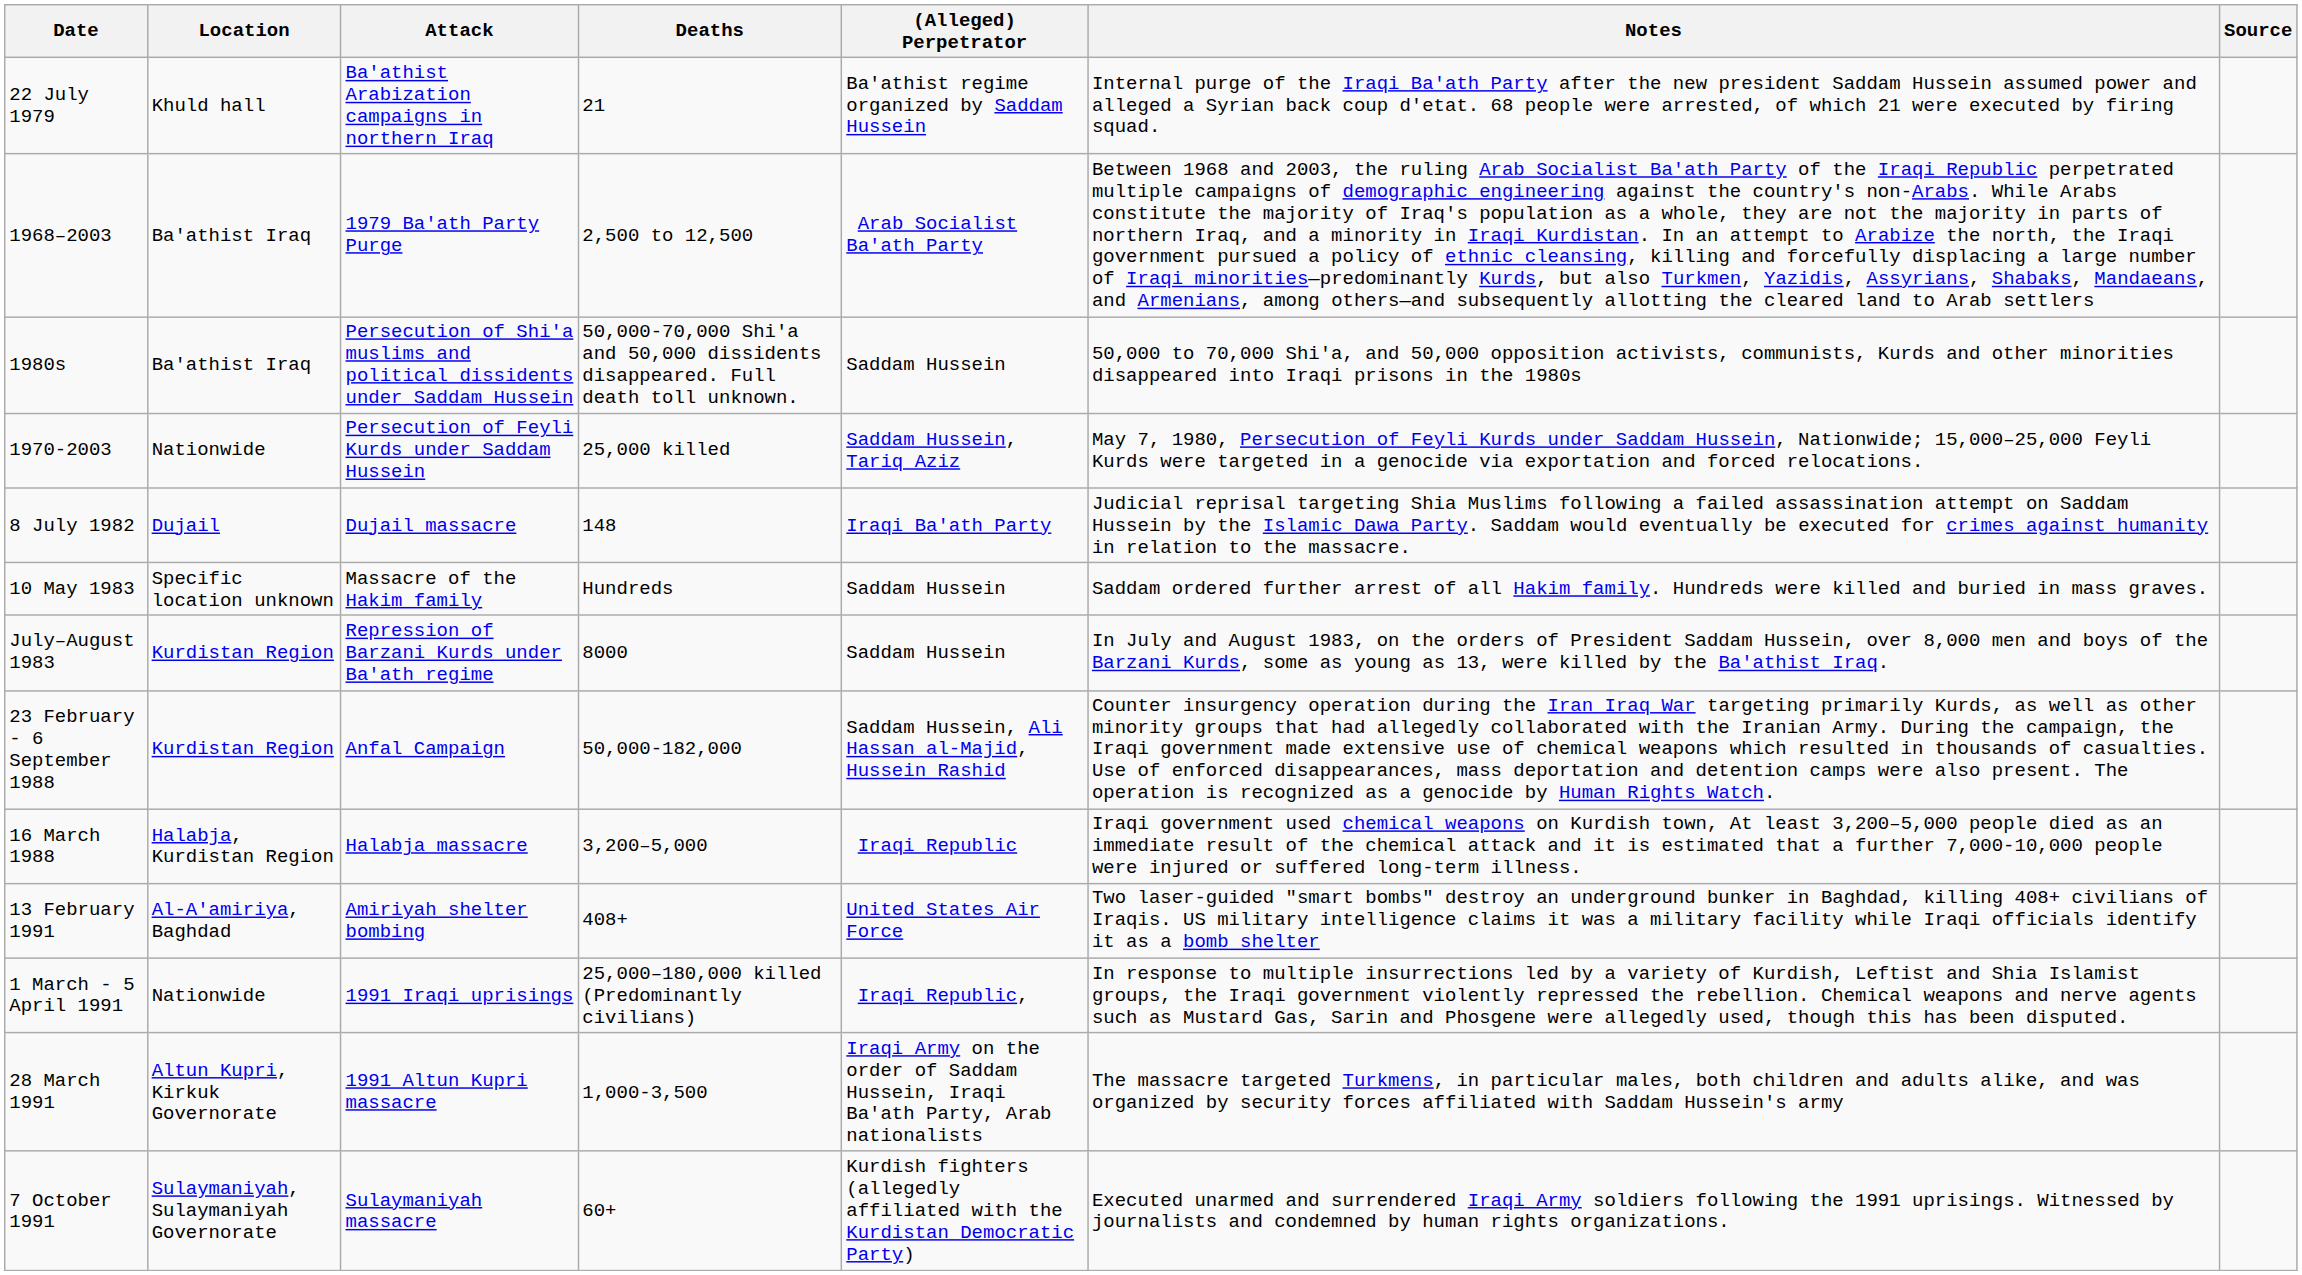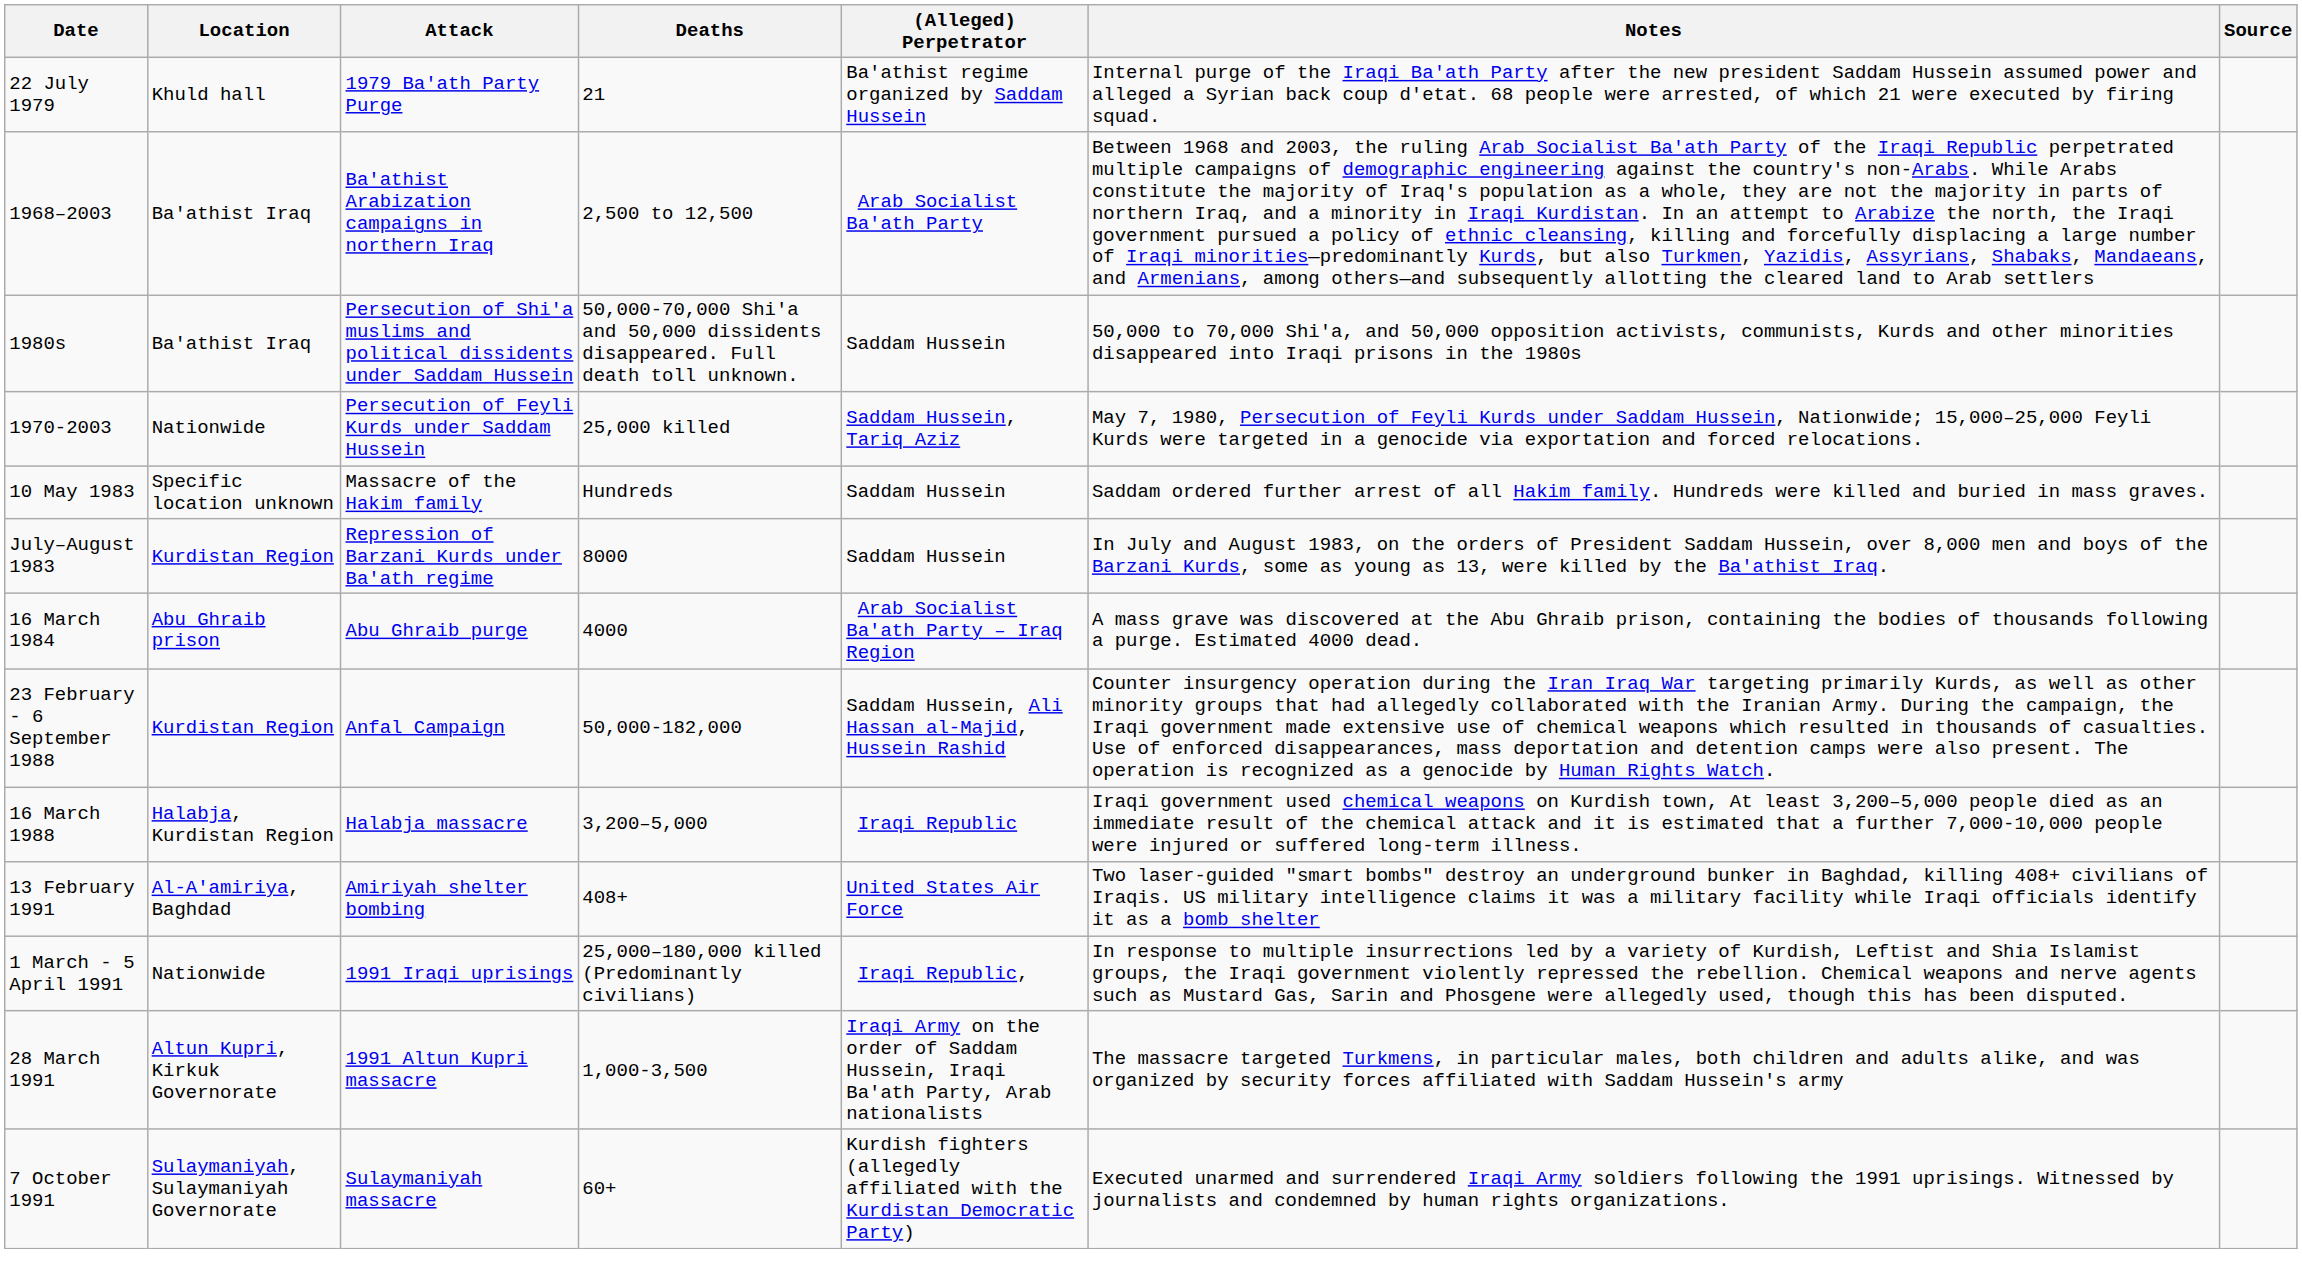(420, 106) Ba'athist Arabization campaigns in northern Iraq -> (442, 95) 1979 Ba'ath Party Purge
(442, 235) 1979 Ba'ath Party Purge -> (420, 213) Ba'athist Arabization campaigns in northern Iraq
- row: (72, 525)
+ row: (55, 631)
